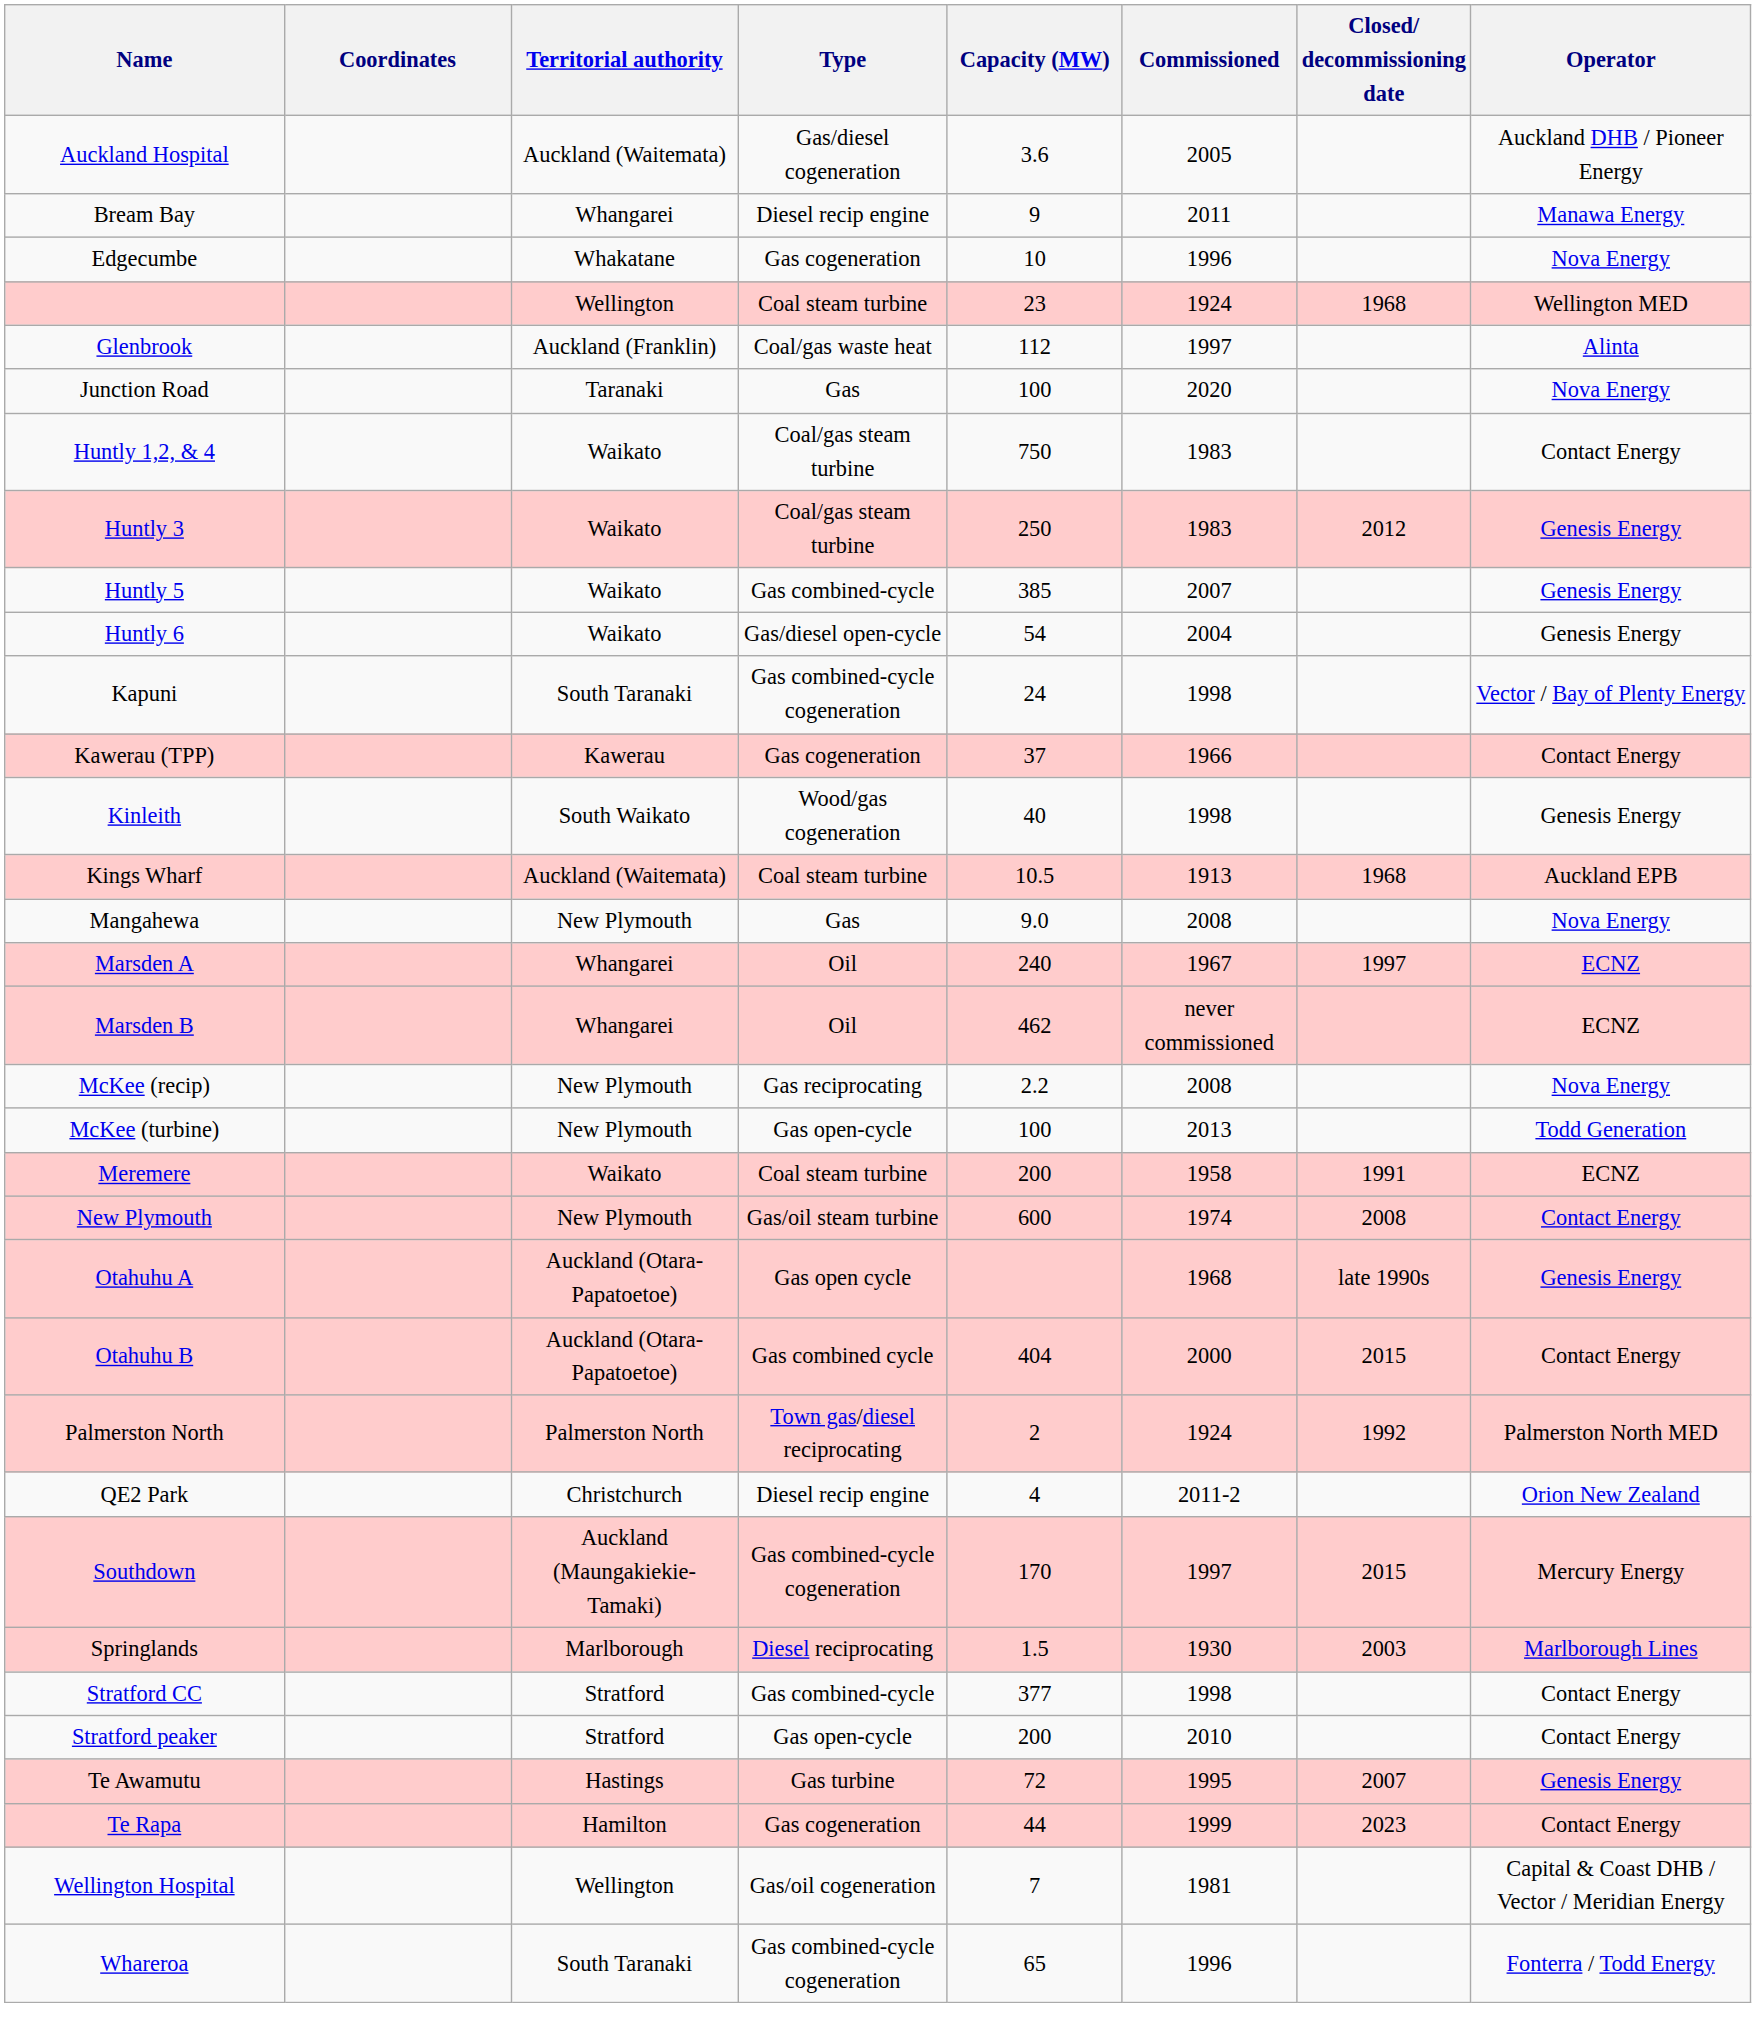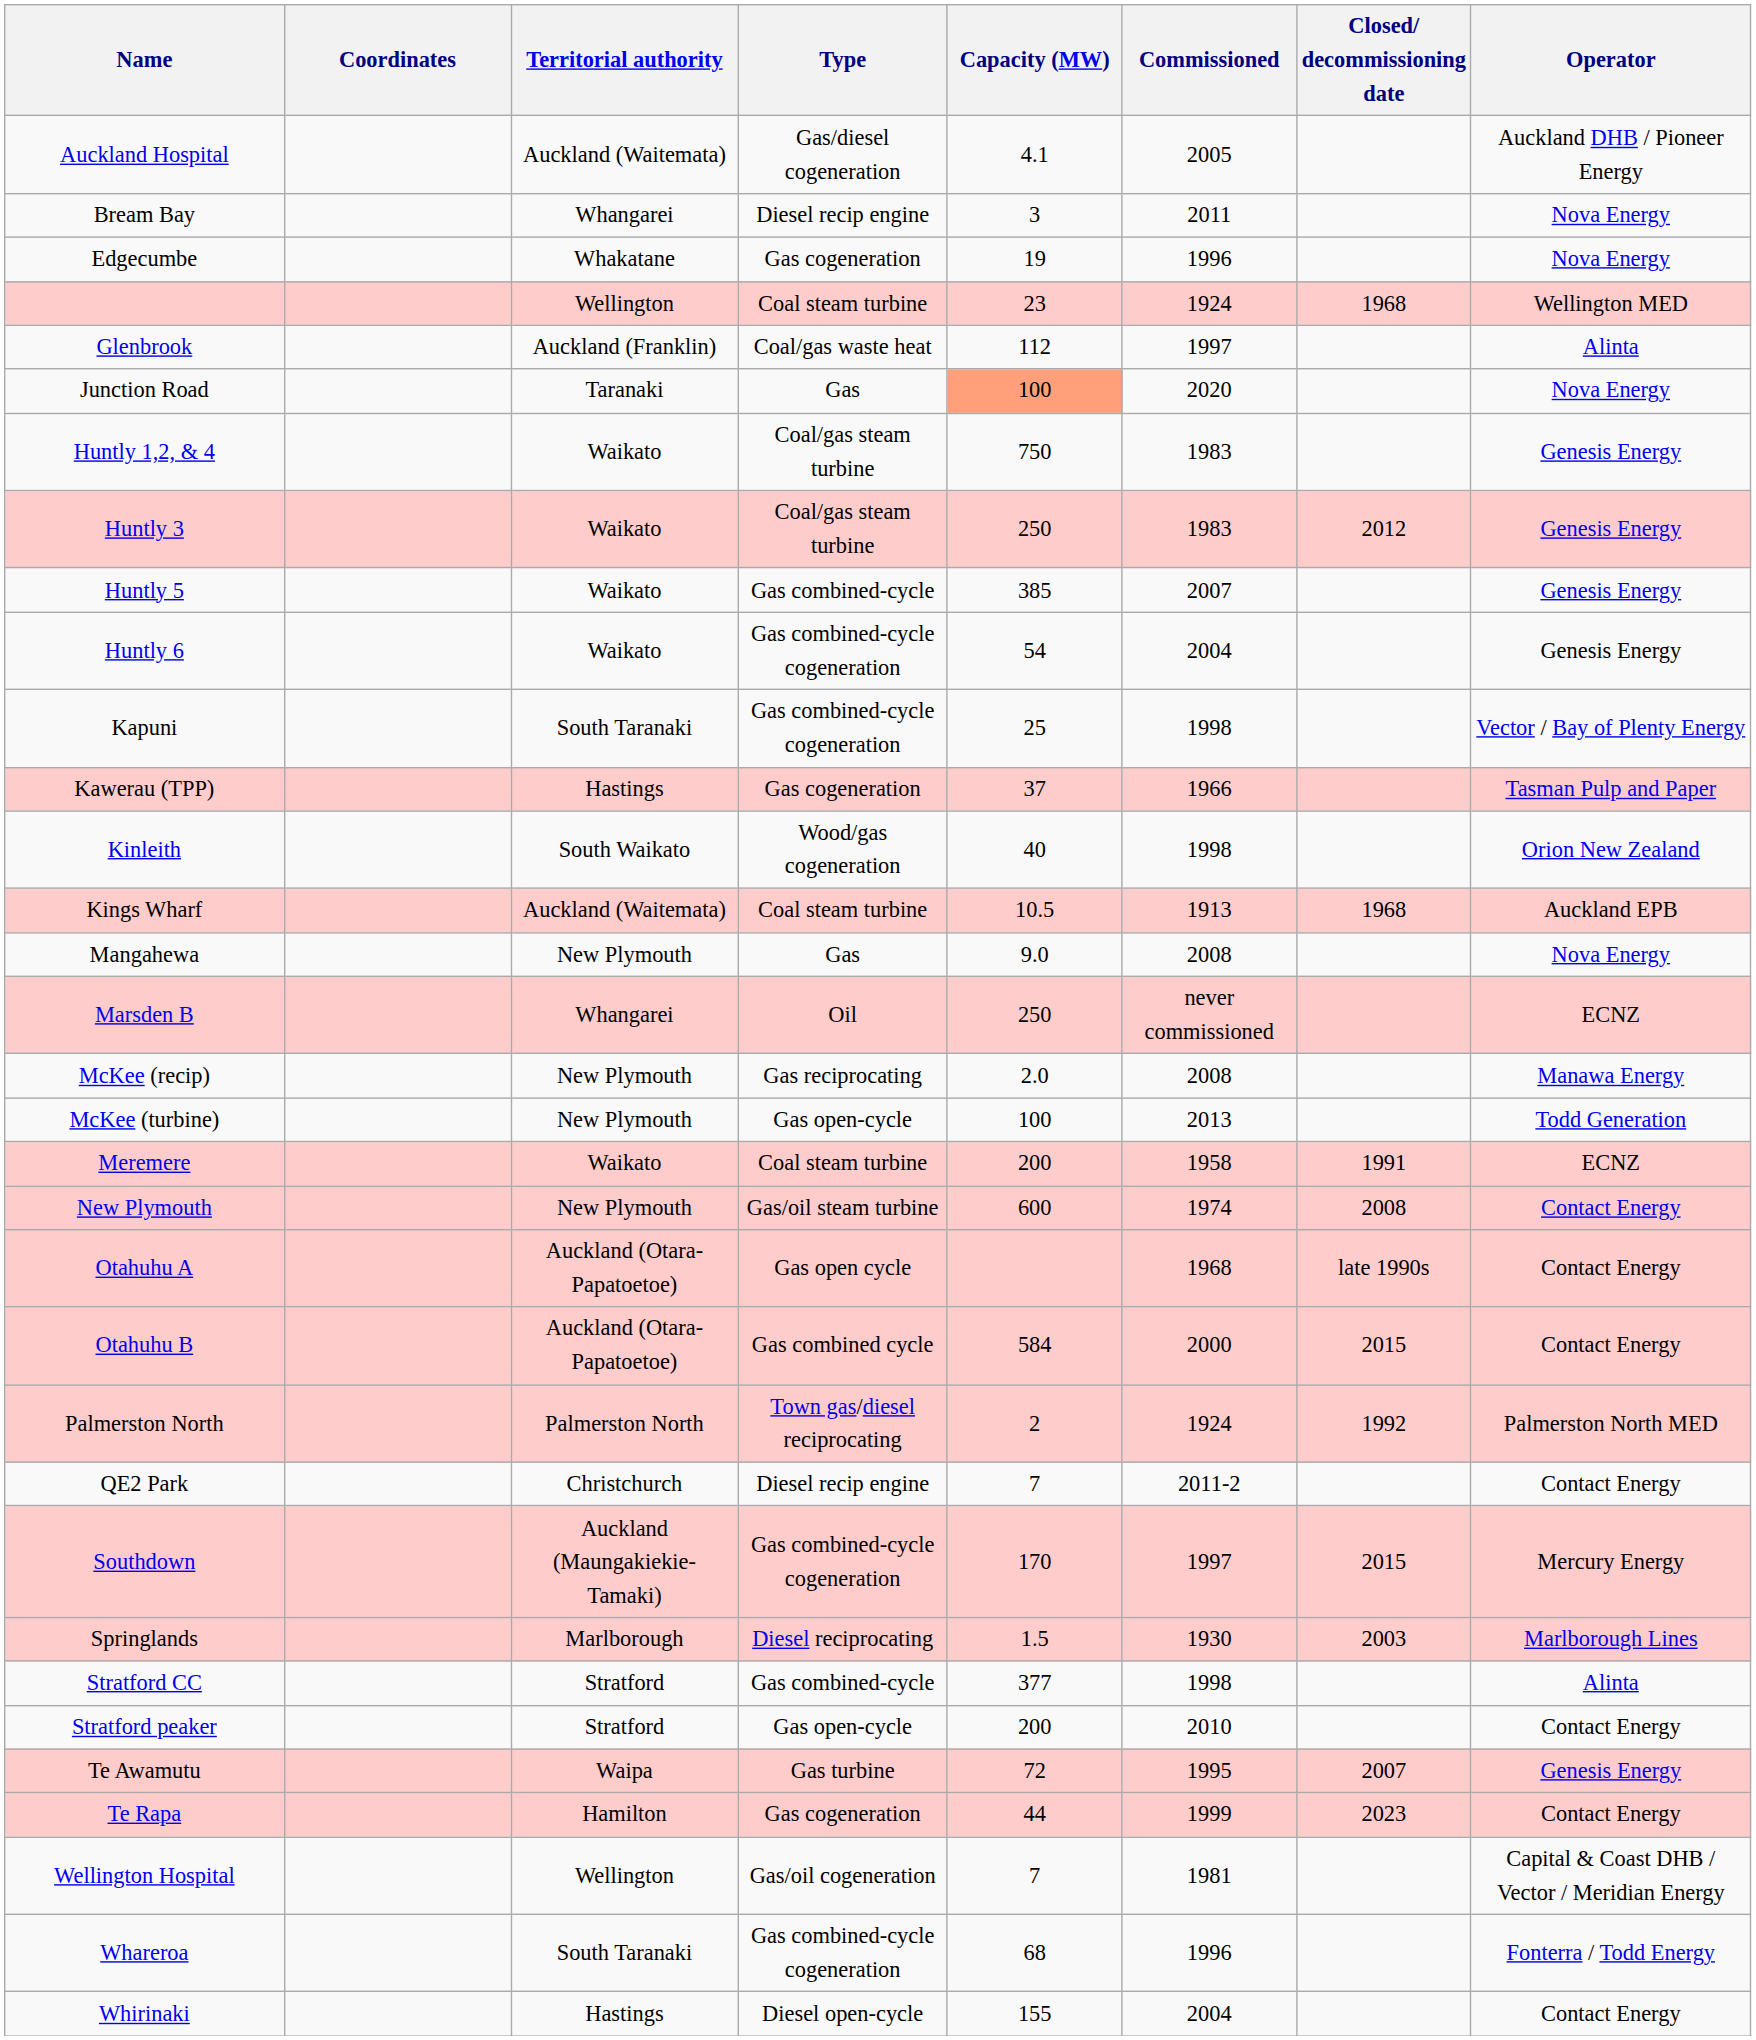(1035, 154) 3.6 -> (1035, 154) 4.1
(1035, 215) 9 -> (1035, 215) 3
(1611, 215) Manawa Energy -> (1611, 215) Nova Energy
(1035, 259) 10 -> (1035, 259) 19
(1035, 390) no background -> (1035, 390) lightsalmon background
(1611, 451) Contact Energy -> (1611, 451) Genesis Energy
(843, 633) Gas/diesel open-cycle -> (843, 650) Gas combined-cycle cogeneration
(1035, 694) 24 -> (1035, 728) 25
(624, 755) Kawerau -> (624, 788) Hastings
(1611, 755) Contact Energy -> (1611, 788) Tasman Pulp and Paper
(1611, 815) Genesis Energy -> (1611, 849) Orion New Zealand
- row: (144, 964)
(1035, 1025) 462 -> (1035, 1014) 250
(1035, 1085) 2.2 -> (1035, 1075) 2.0
(1611, 1085) Nova Energy -> (1611, 1075) Manawa Energy
(1611, 1278) Genesis Energy -> (1611, 1268) Contact Energy
(1035, 1355) 404 -> (1035, 1345) 584
(1035, 1494) 4 -> (1035, 1483) 7
(1611, 1494) Orion New Zealand -> (1611, 1483) Contact Energy
(1611, 1693) Contact Energy -> (1611, 1682) Alinta
(624, 1781) Hastings -> (624, 1770) Waipa
(1035, 1963) 65 -> (1035, 1952) 68
+ row: (144, 2013)
